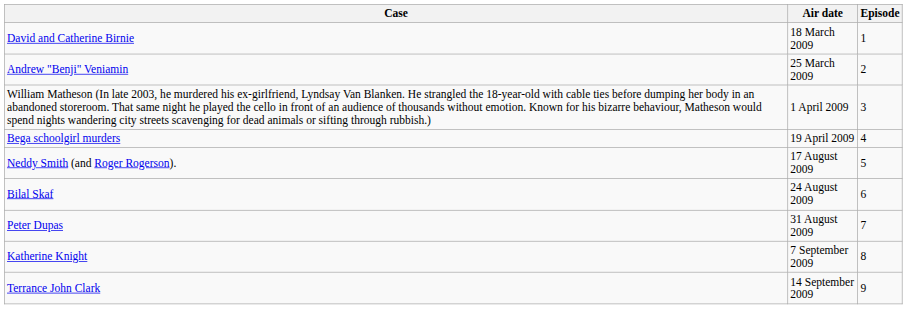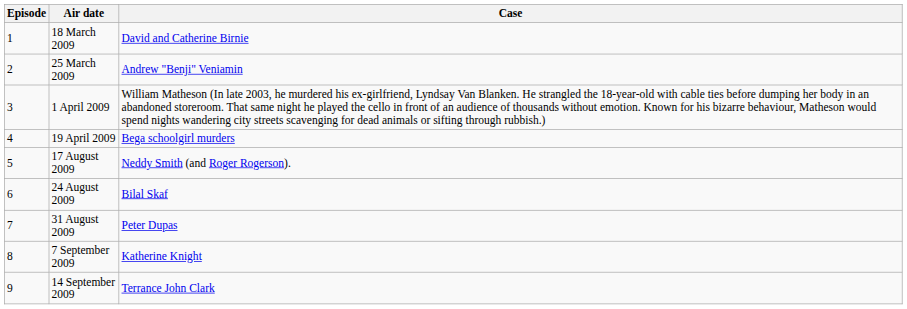columns swapped: (880, 13) <-> (396, 13)
